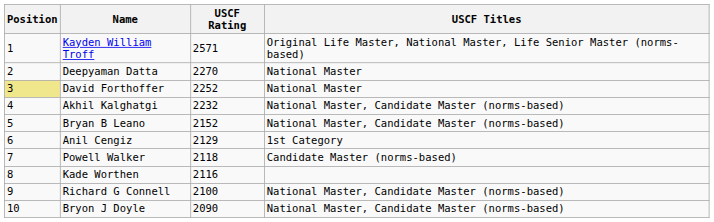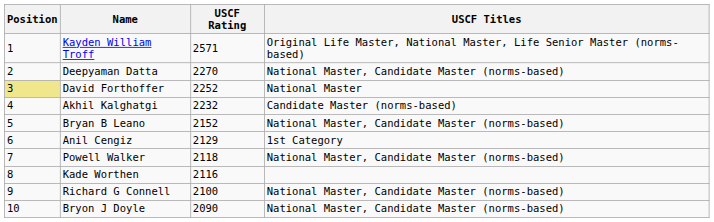(314, 72) National Master -> (416, 72) National Master, Candidate Master (norms-based)
(416, 106) National Master, Candidate Master (norms-based) -> (362, 106) Candidate Master (norms-based)
(362, 157) Candidate Master (norms-based) -> (416, 157) National Master, Candidate Master (norms-based)
